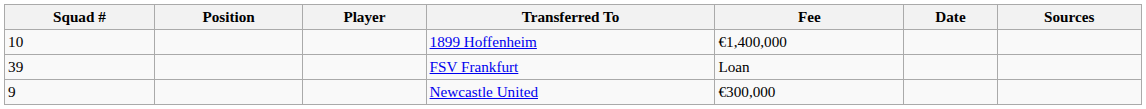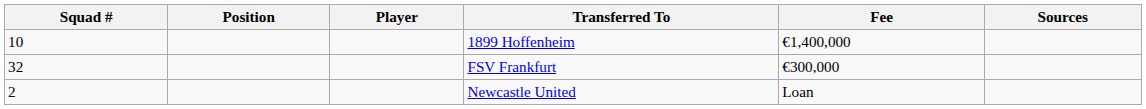- column: (950, 17)
(16, 67) 39 -> (16, 67) 32
(734, 67) Loan -> (811, 67) €300,000
(12, 92) 9 -> (12, 92) 2
(747, 92) €300,000 -> (798, 92) Loan
